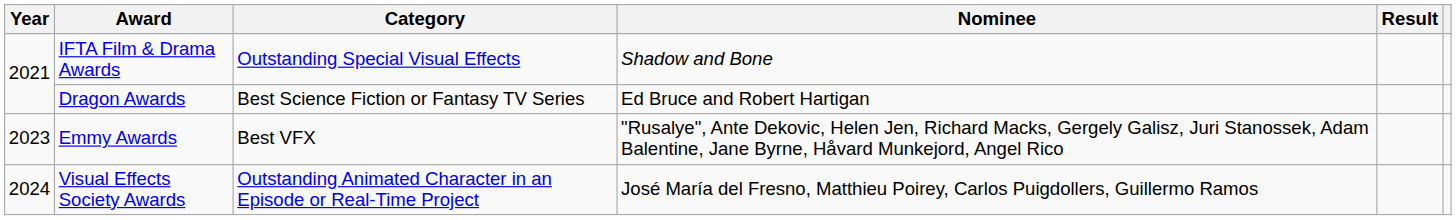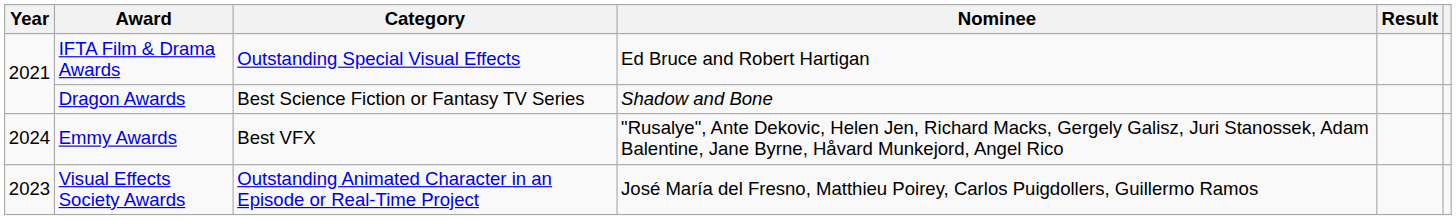(697, 59) Shadow and Bone -> (745, 59) Ed Bruce and Robert Hartigan
(745, 98) Ed Bruce and Robert Hartigan -> (697, 98) Shadow and Bone
(30, 138) 2023 -> (30, 138) 2024
(30, 189) 2024 -> (30, 189) 2023
